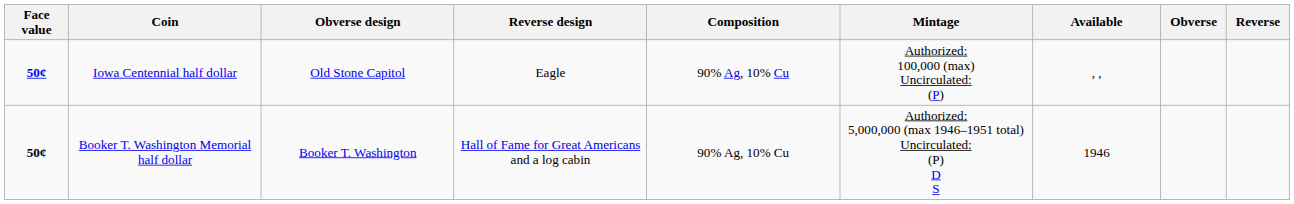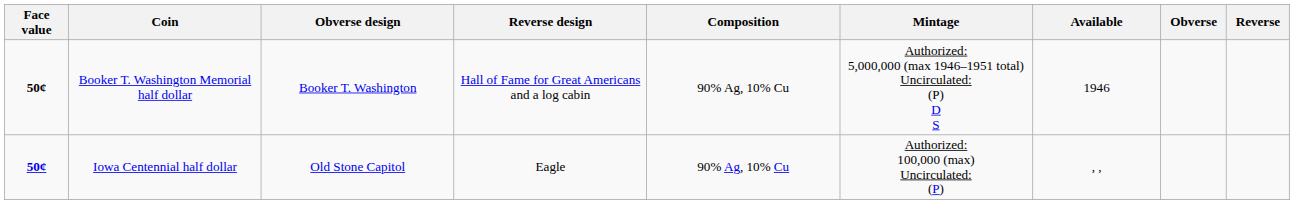rows swapped: (165, 72) <-> (165, 152)
